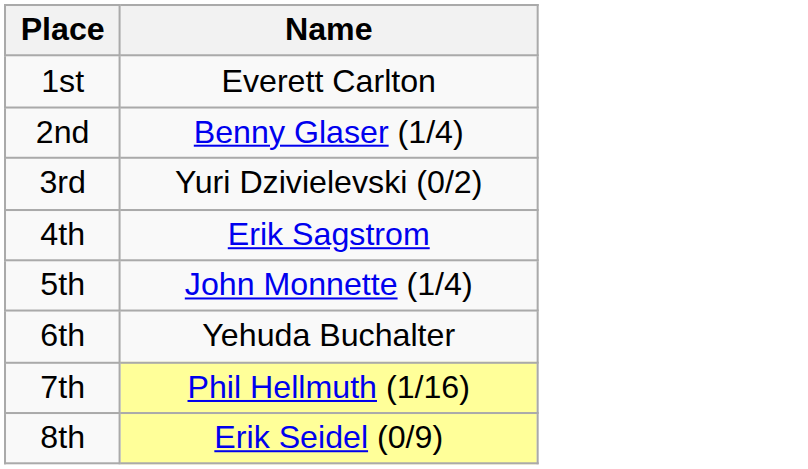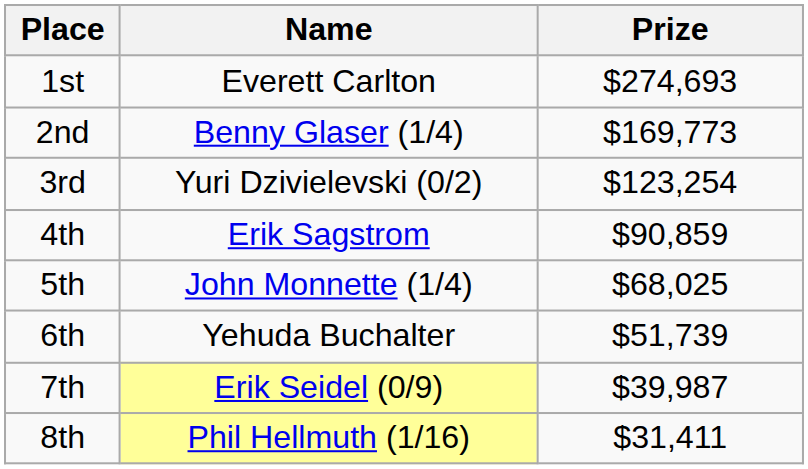+ column: (670, 30)
(329, 387) Phil Hellmuth (1/16) -> (329, 387) Erik Seidel (0/9)
(329, 438) Erik Seidel (0/9) -> (329, 438) Phil Hellmuth (1/16)
